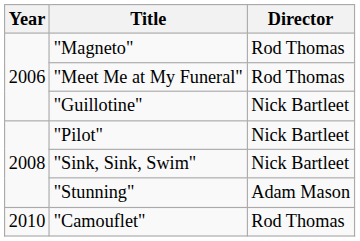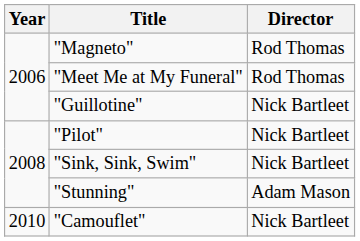(298, 221) Rod Thomas -> (300, 221) Nick Bartleet
